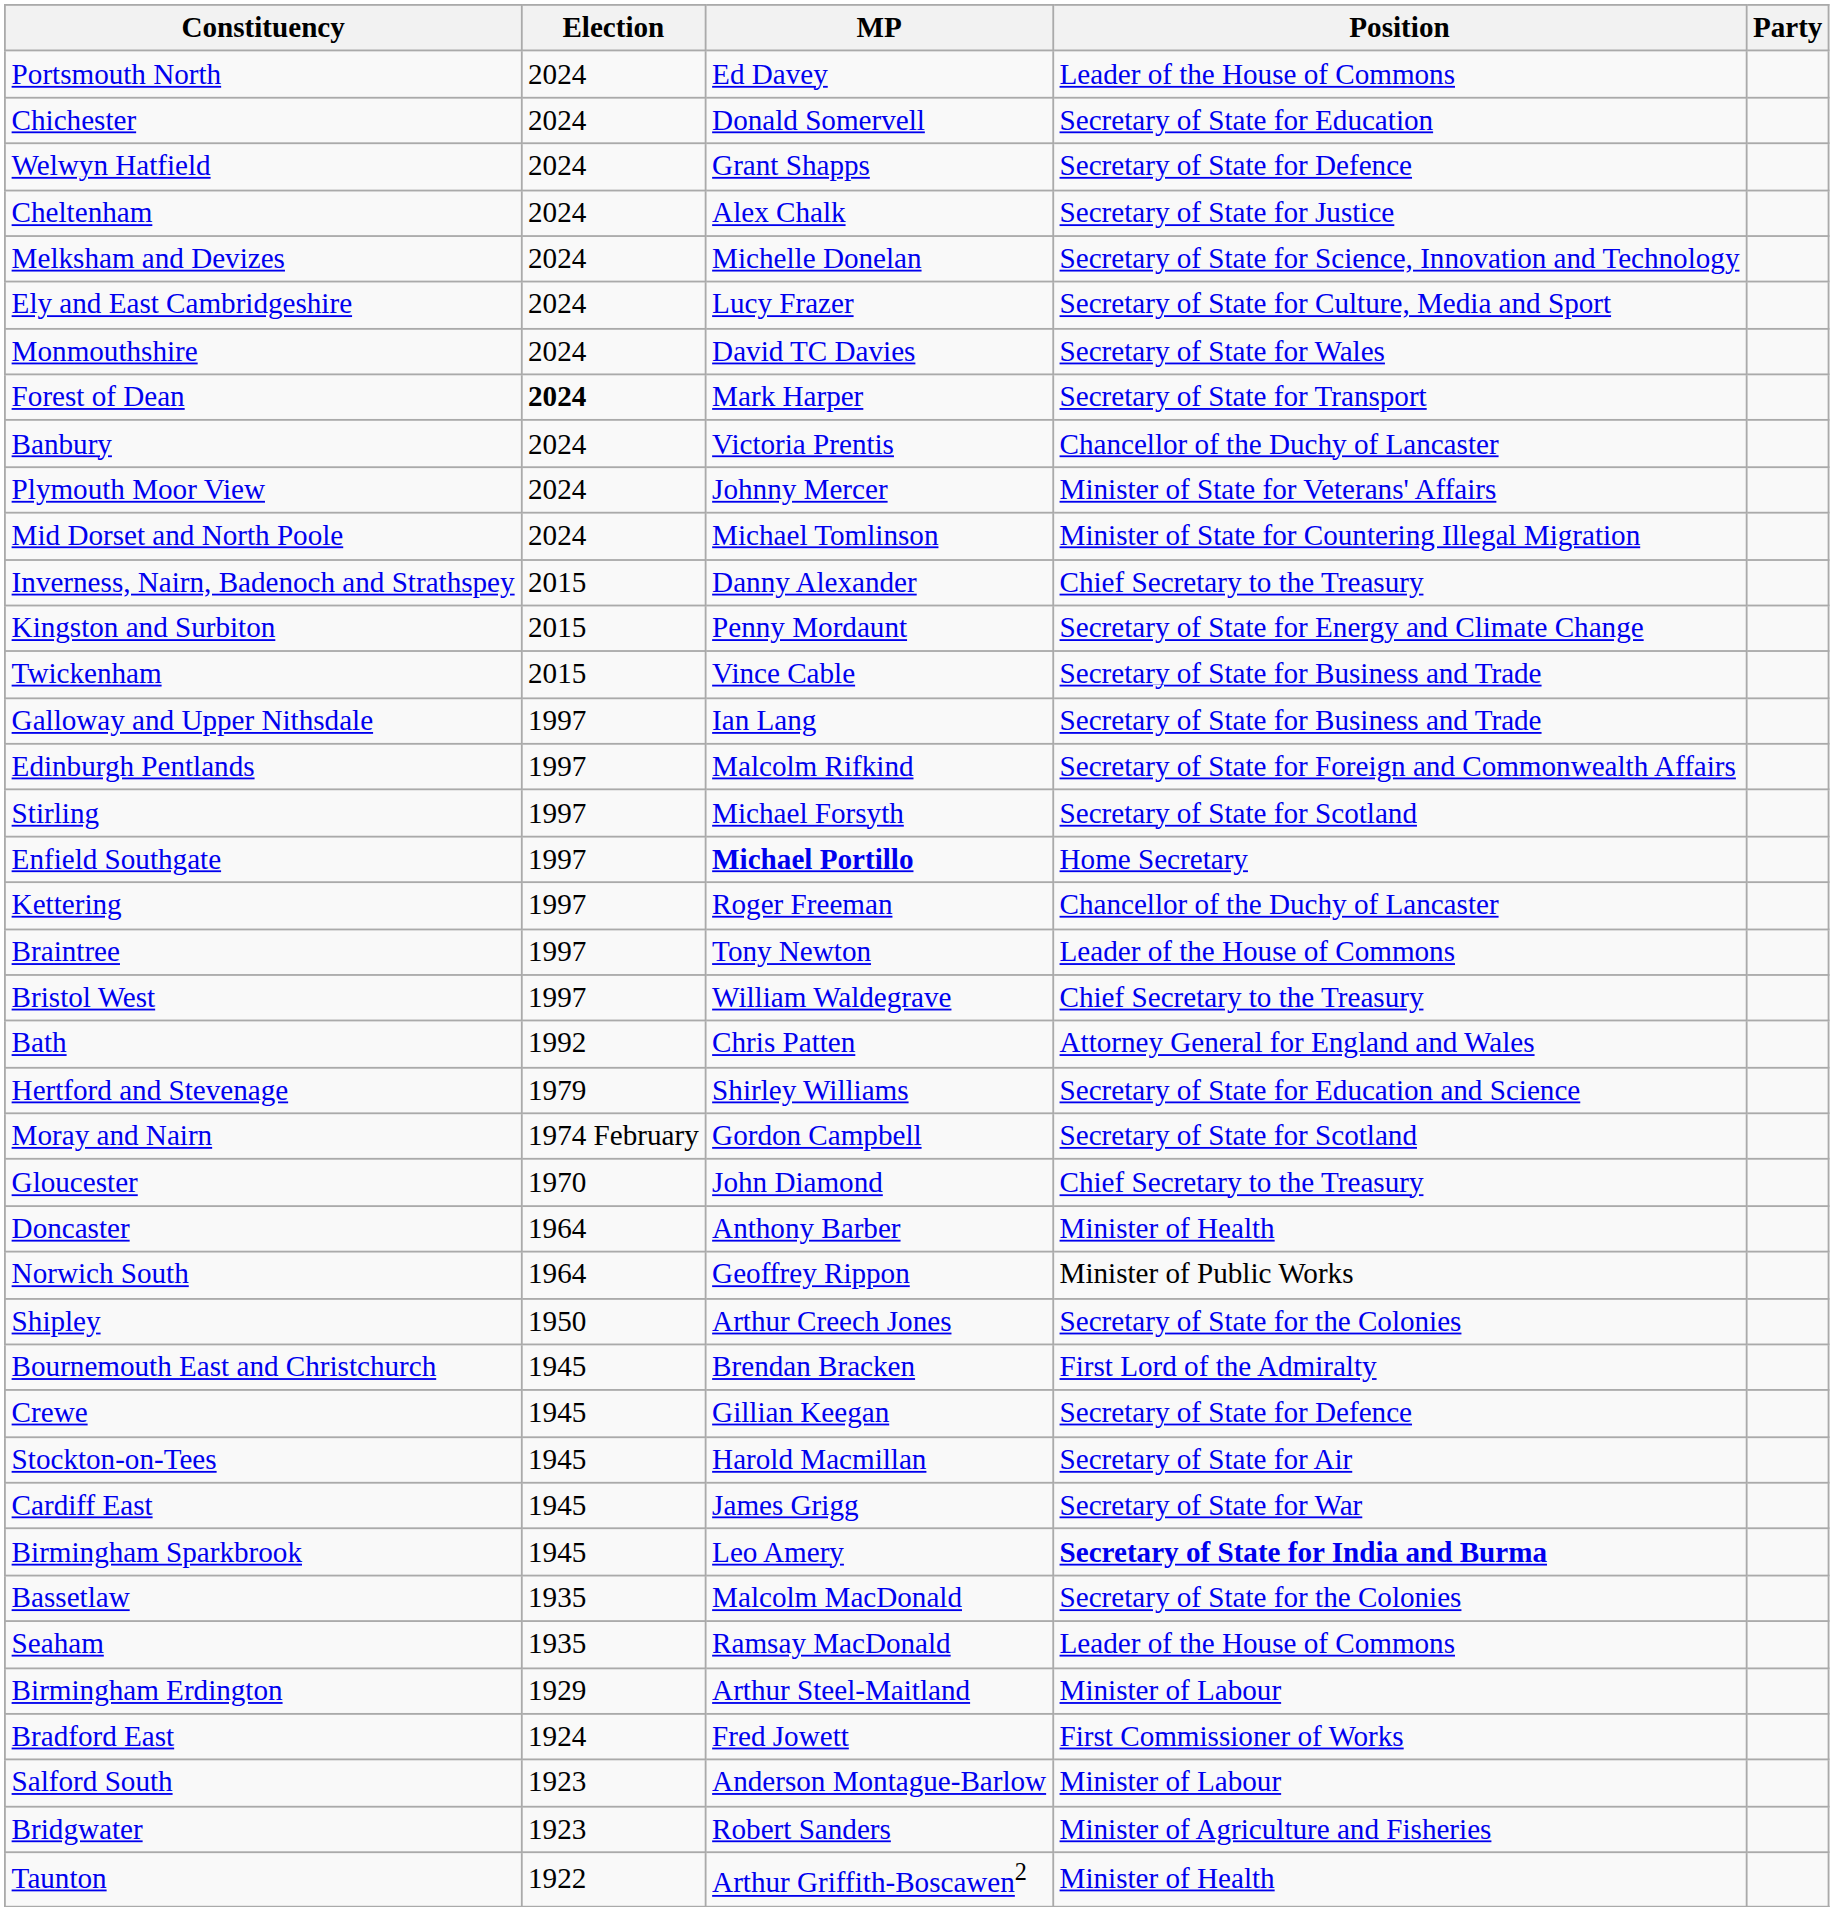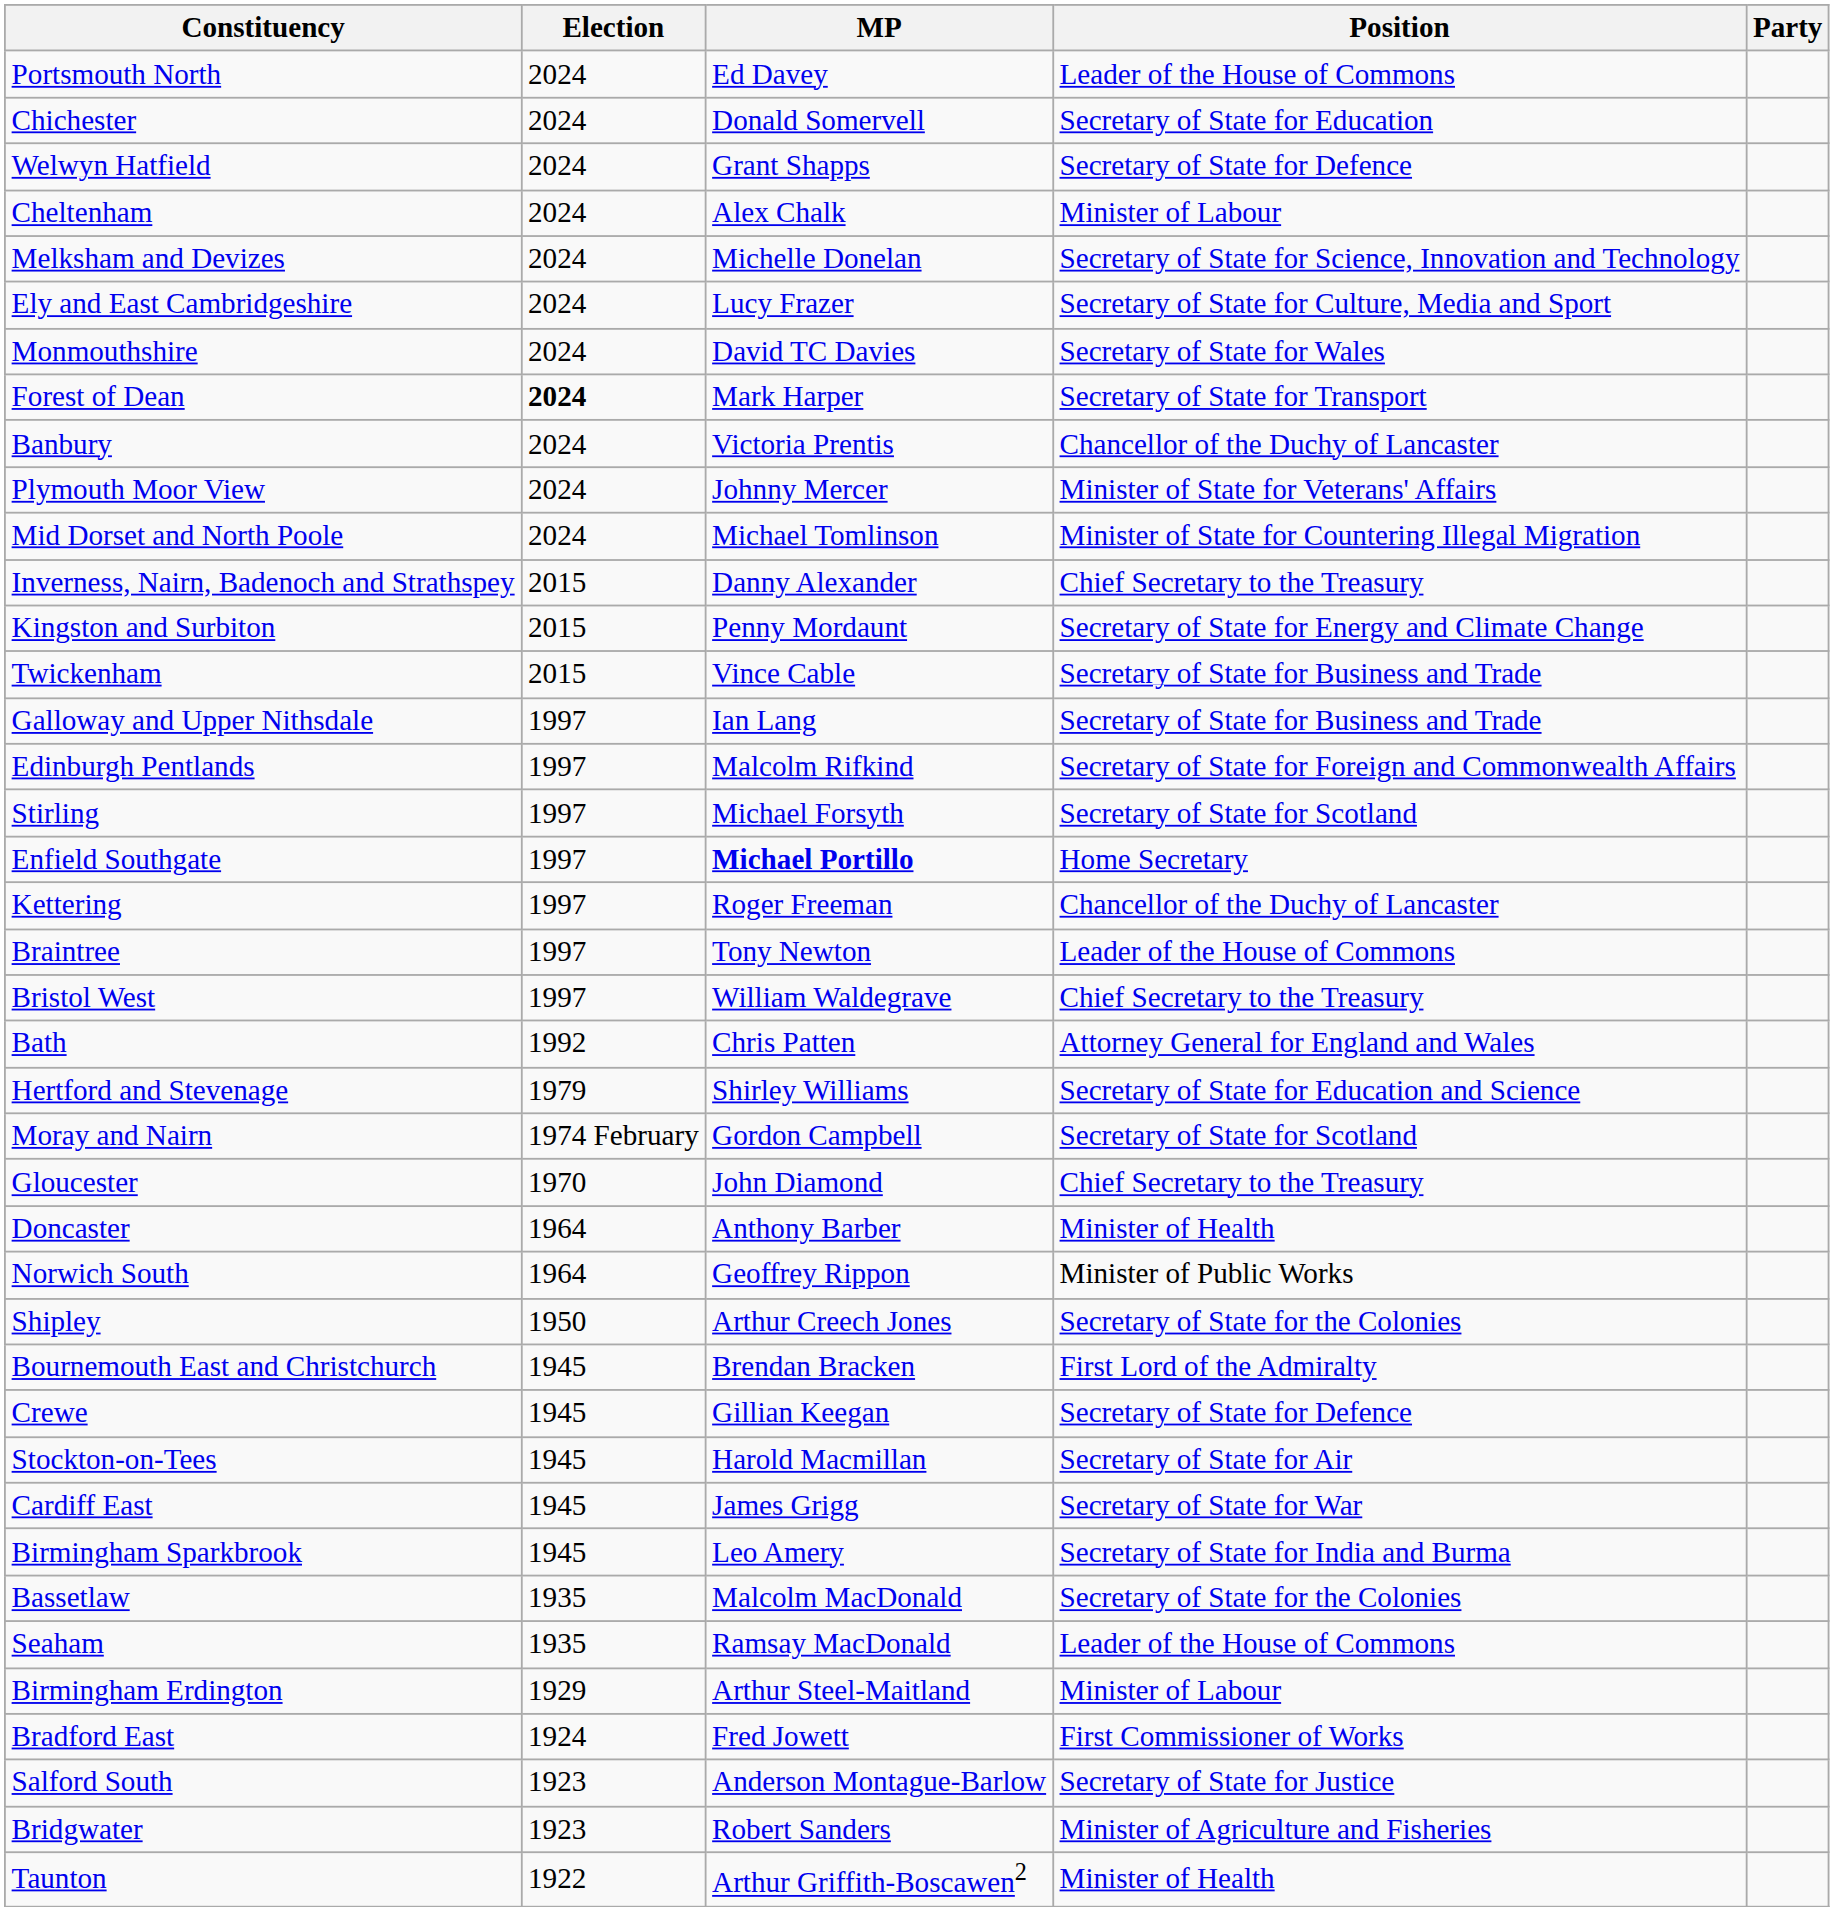(1227, 212) Secretary of State for Justice -> (1170, 212) Minister of Labour
(1303, 1551) bold -> (1285, 1551) normal
(1170, 1782) Minister of Labour -> (1227, 1782) Secretary of State for Justice
